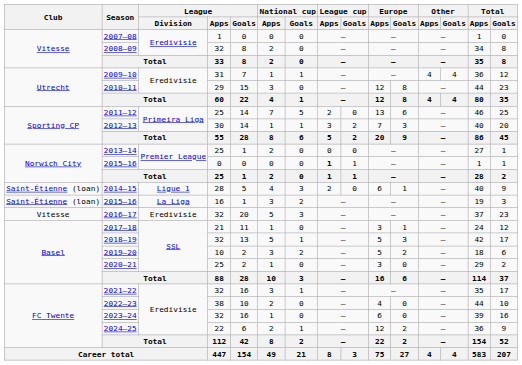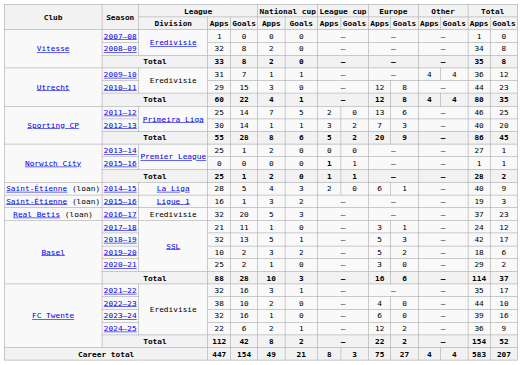(173, 189) Ligue 1 -> (173, 189) La Liga
(173, 201) La Liga -> (173, 201) Ligue 1
(53, 214) Vitesse -> (53, 214) Real Betis (loan)
